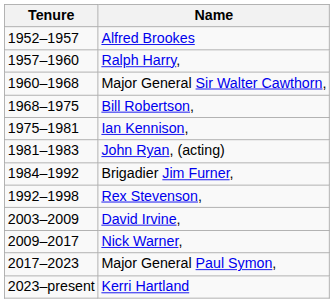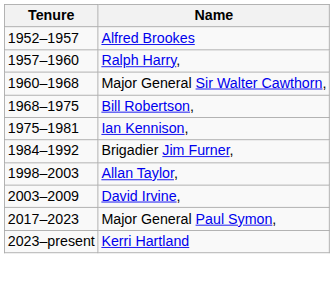- row: (163, 151)
- row: (152, 196)
+ row: (140, 173)
- row: (142, 241)
